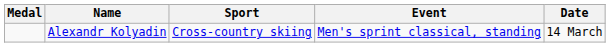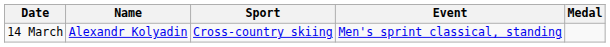columns swapped: (25, 14) <-> (574, 14)
